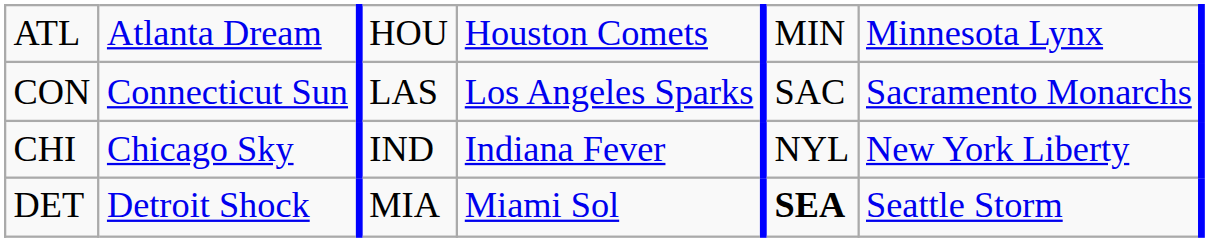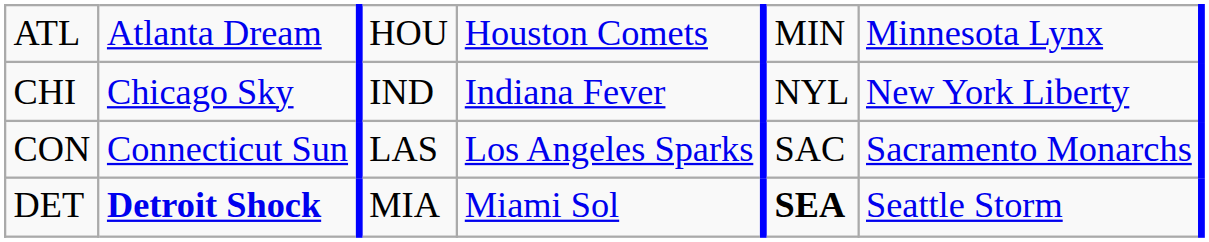rows swapped: (45, 148) <-> (52, 90)
(208, 206) normal -> (214, 206) bold
